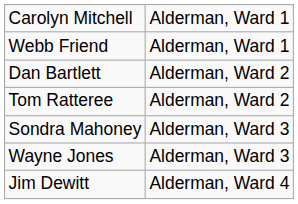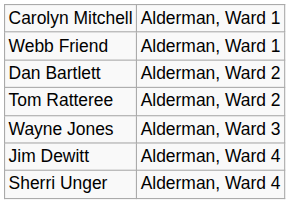- row: (75, 128)
+ row: (58, 184)
